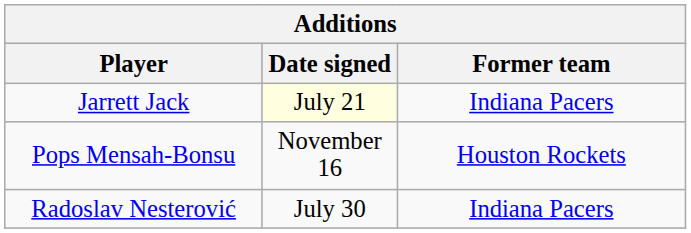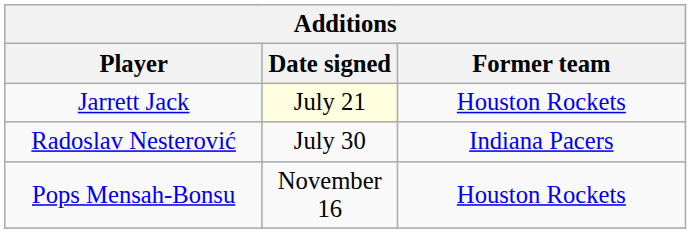(541, 102) Indiana Pacers -> (541, 102) Houston Rockets
rows swapped: (134, 208) <-> (134, 155)
